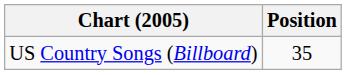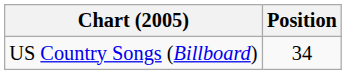(302, 52) 35 -> (302, 52) 34
